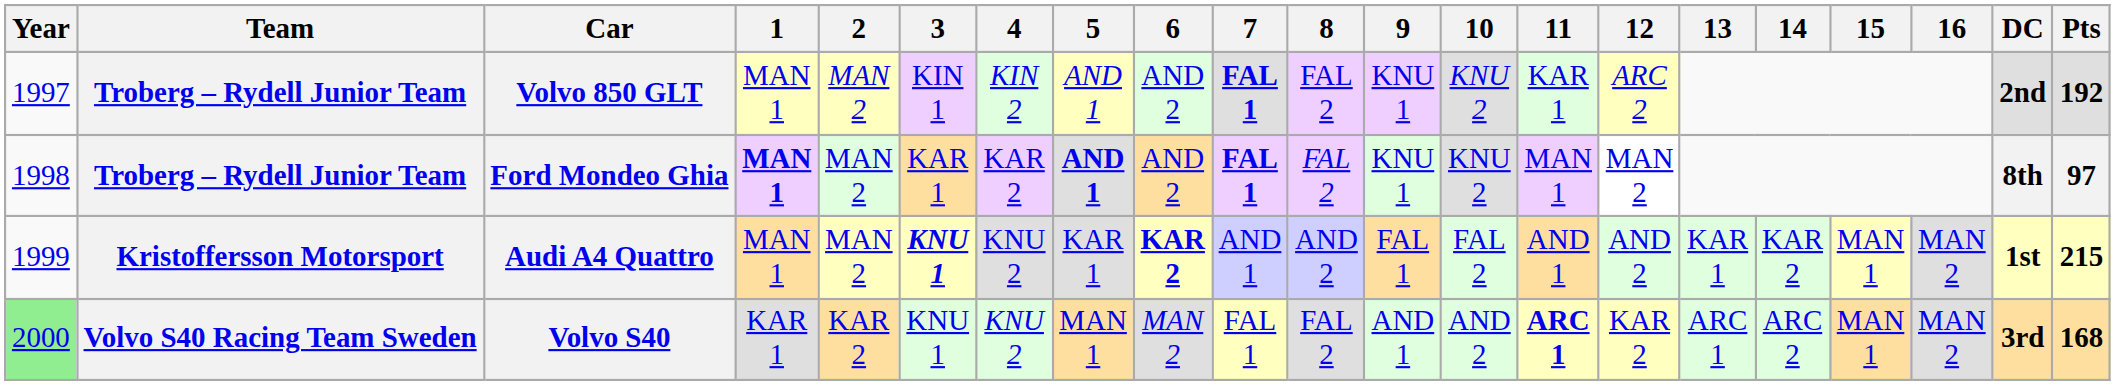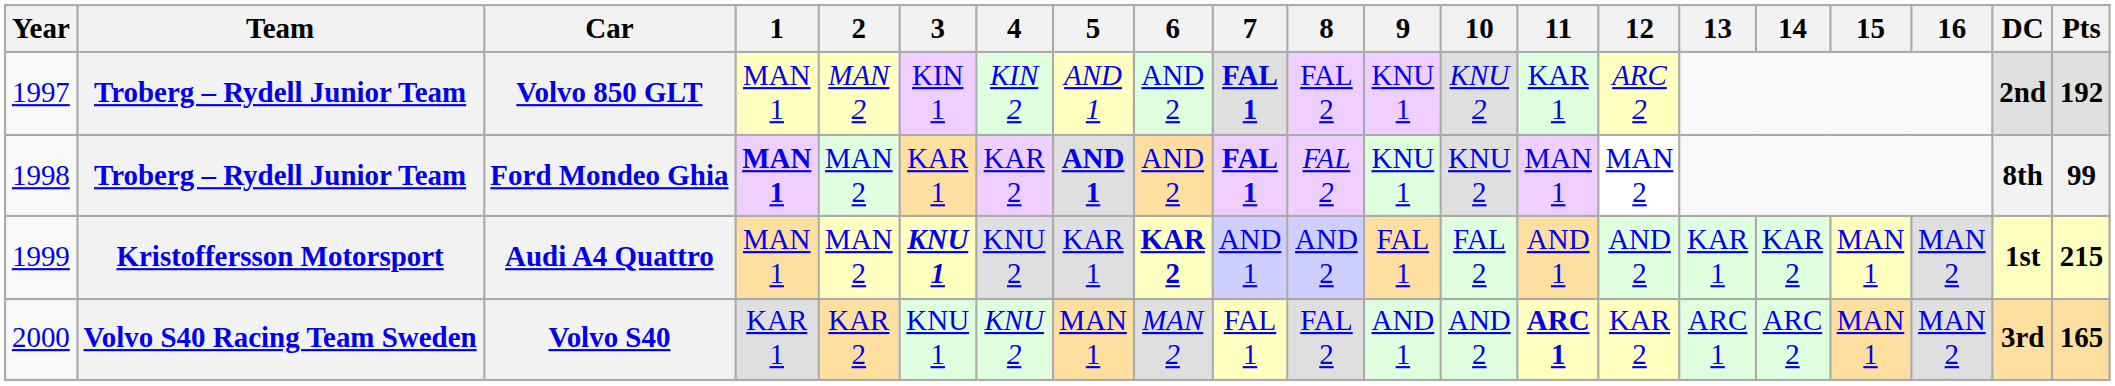(2081, 174) 97 -> (2081, 174) 99
(41, 338) lightgreen background -> (41, 338) no background
(2081, 338) 168 -> (2081, 338) 165
